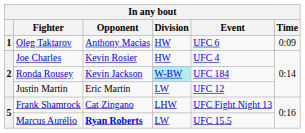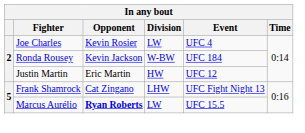- row: (44, 43)
(163, 58) HW -> (154, 43) LW
(168, 74) paleturquoise background -> (161, 58) no background
(162, 89) LW -> (155, 74) HW
